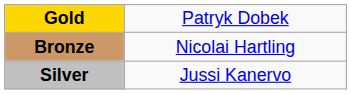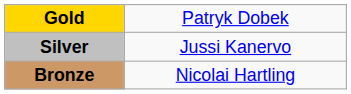rows swapped: (64, 74) <-> (64, 46)
